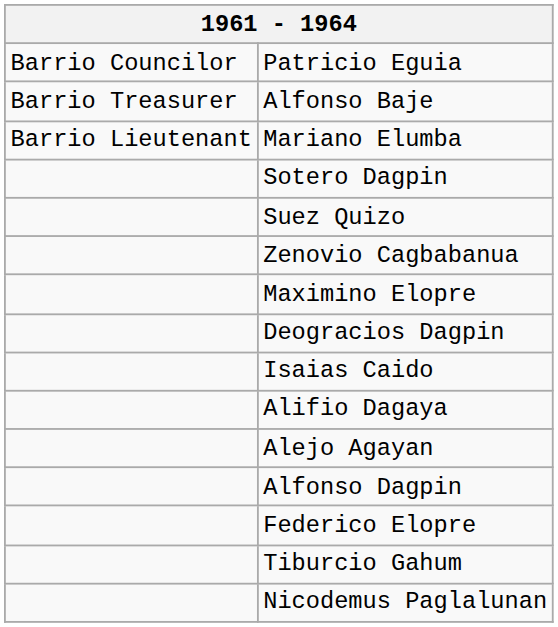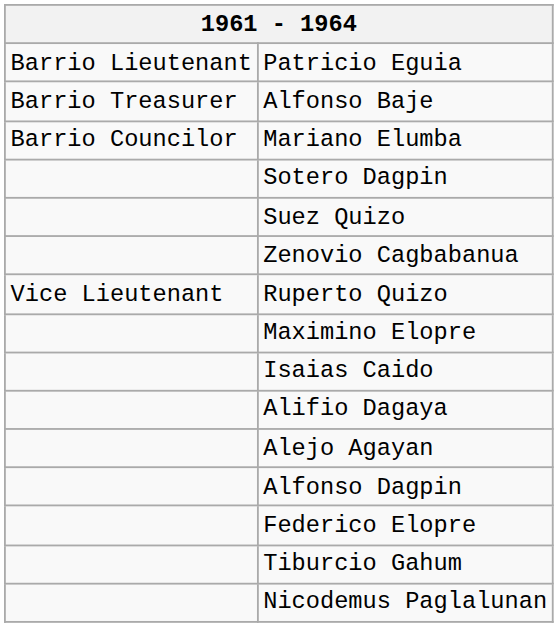(124, 63) Barrio Councilor -> (131, 63) Barrio Lieutenant
(131, 140) Barrio Lieutenant -> (124, 140) Barrio Councilor
+ row: (355, 294)
- row: (384, 333)
